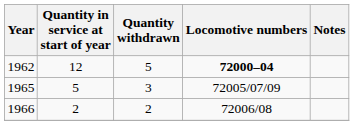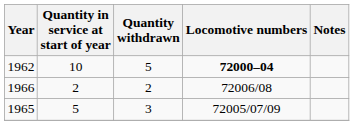(76, 66) 12 -> (76, 66) 10
rows swapped: (21, 88) <-> (21, 109)
